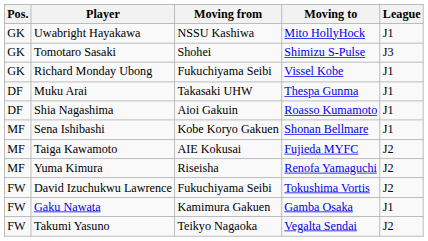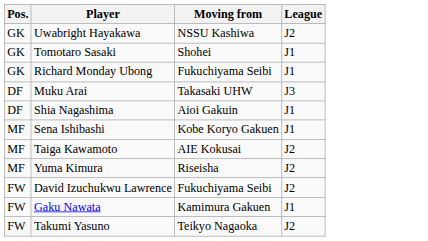- column: (331, 14)
(388, 33) J1 -> (290, 33) J2
(388, 52) J3 -> (290, 52) J1
(388, 91) J1 -> (290, 91) J3
